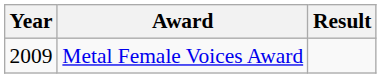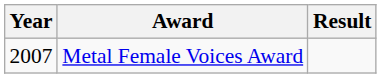(31, 55) 2009 -> (31, 55) 2007
